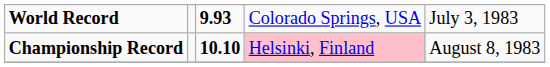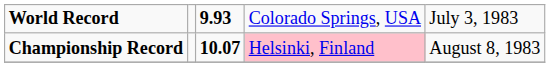(220, 47) 10.10 -> (220, 47) 10.07
